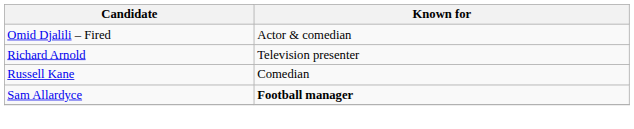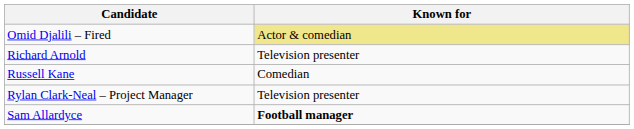(304, 34) no background -> (304, 34) khaki background
+ row: (100, 94)
